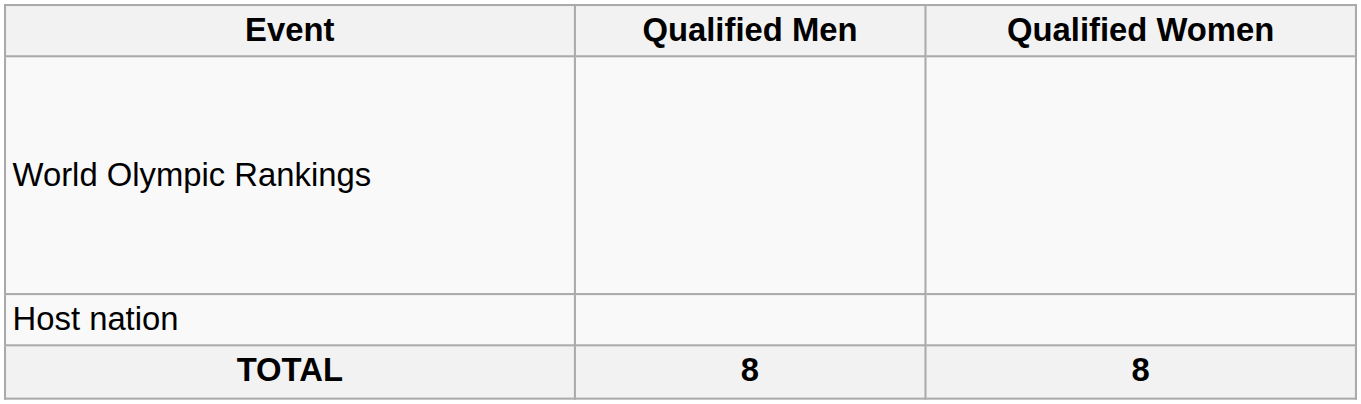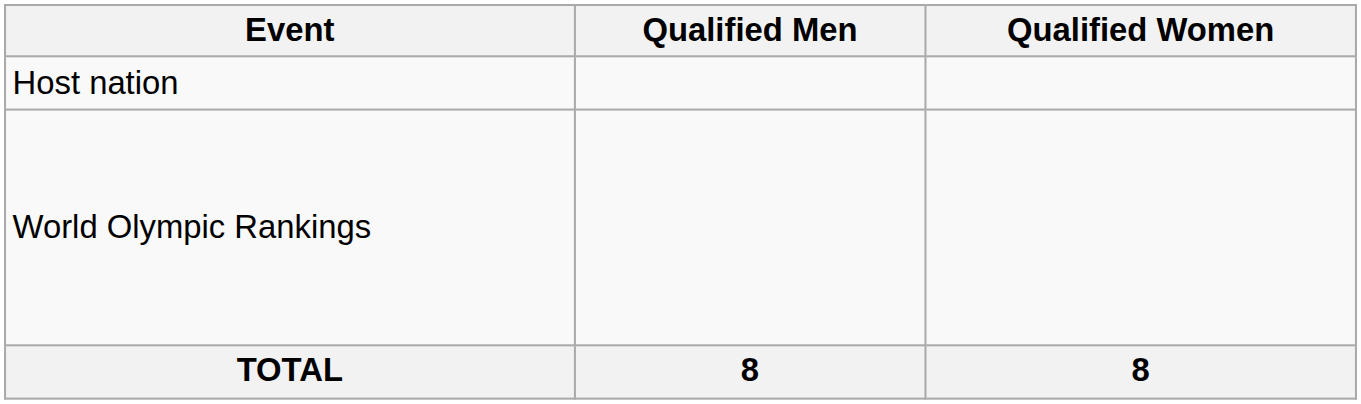rows swapped: (96, 319) <-> (192, 174)
